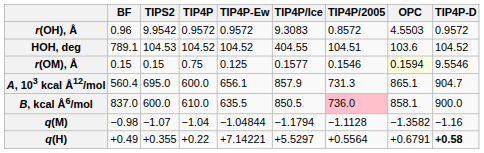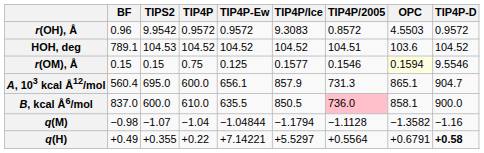(291, 47) 404.55 -> (291, 47) 104.52
